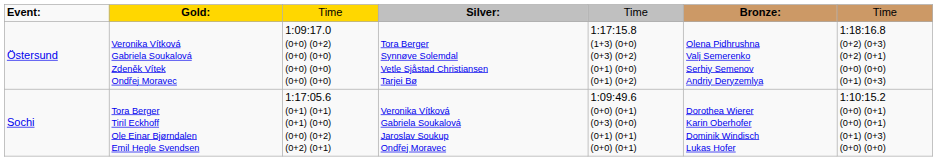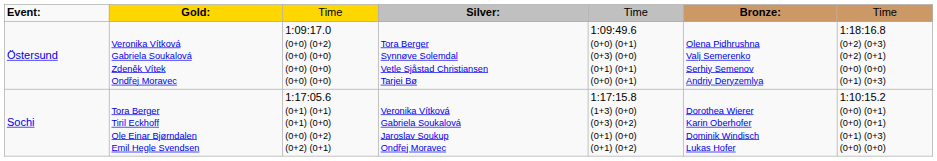(614, 55) 1:17:15.8 (1+3) (0+0) (0+3) (0+2) (0+1) (0+0) (0+1) (0+2) -> (614, 55) 1:09:49.6 (0+0) (0+1) (0+3) (0+0) (0+1) (0+1) (0+0) (0+1)
(614, 122) 1:09:49.6 (0+0) (0+1) (0+3) (0+0) (0+1) (0+1) (0+0) (0+1) -> (614, 122) 1:17:15.8 (1+3) (0+0) (0+3) (0+2) (0+1) (0+0) (0+1) (0+2)
